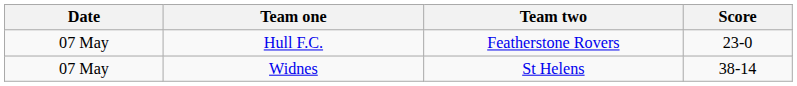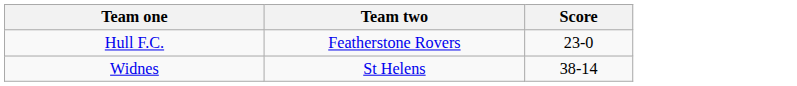- column: (84, 17)
